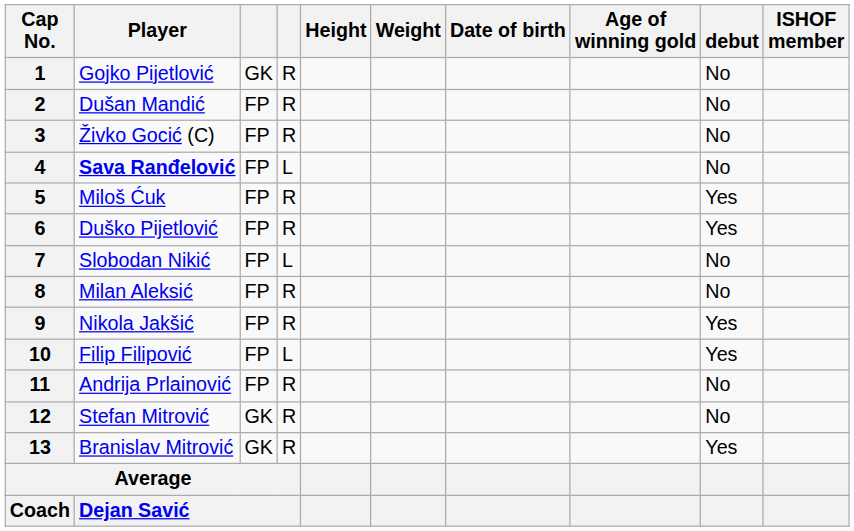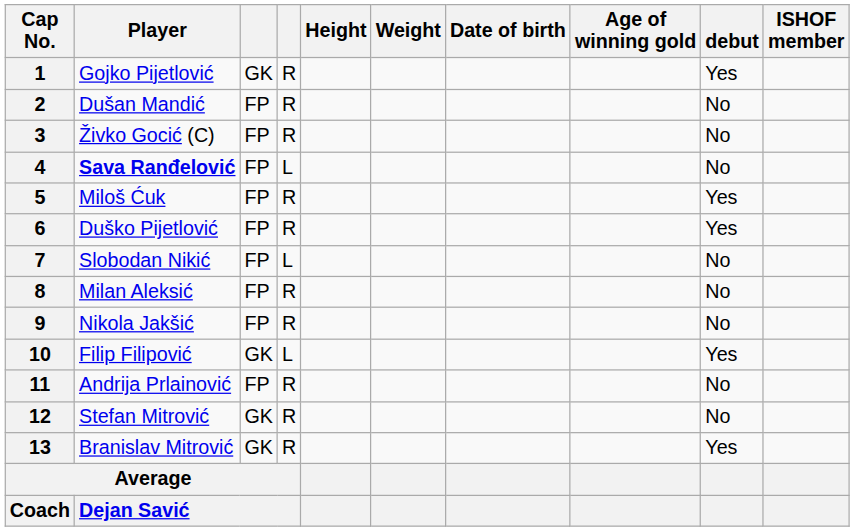(718, 73) No -> (721, 73) Yes
(721, 323) Yes -> (718, 323) No
(257, 354) FP -> (259, 354) GK
